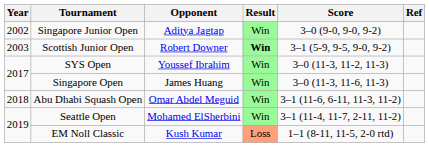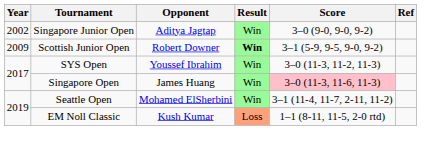(18, 47) 2003 -> (18, 47) 2009
(341, 82) no background -> (332, 82) pink background
- row: (88, 99)
